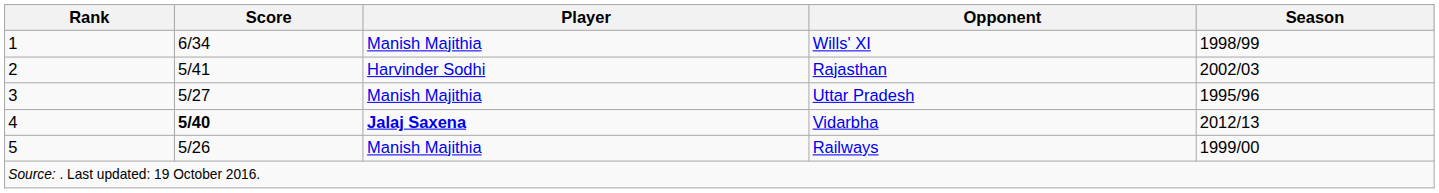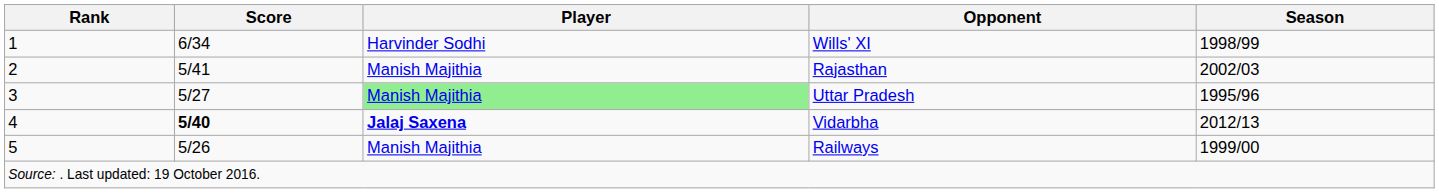(424, 43) Manish Majithia -> (426, 43) Harvinder Sodhi
(426, 69) Harvinder Sodhi -> (424, 69) Manish Majithia
(424, 95) no background -> (424, 95) lightgreen background
